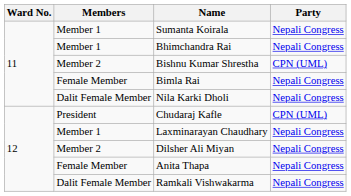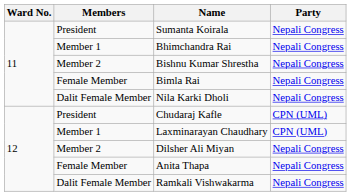(79, 30) Member 1 -> (76, 30) President
(300, 64) CPN (UML) -> (308, 64) Nepali Congress
(308, 132) Nepali Congress -> (300, 132) CPN (UML)
